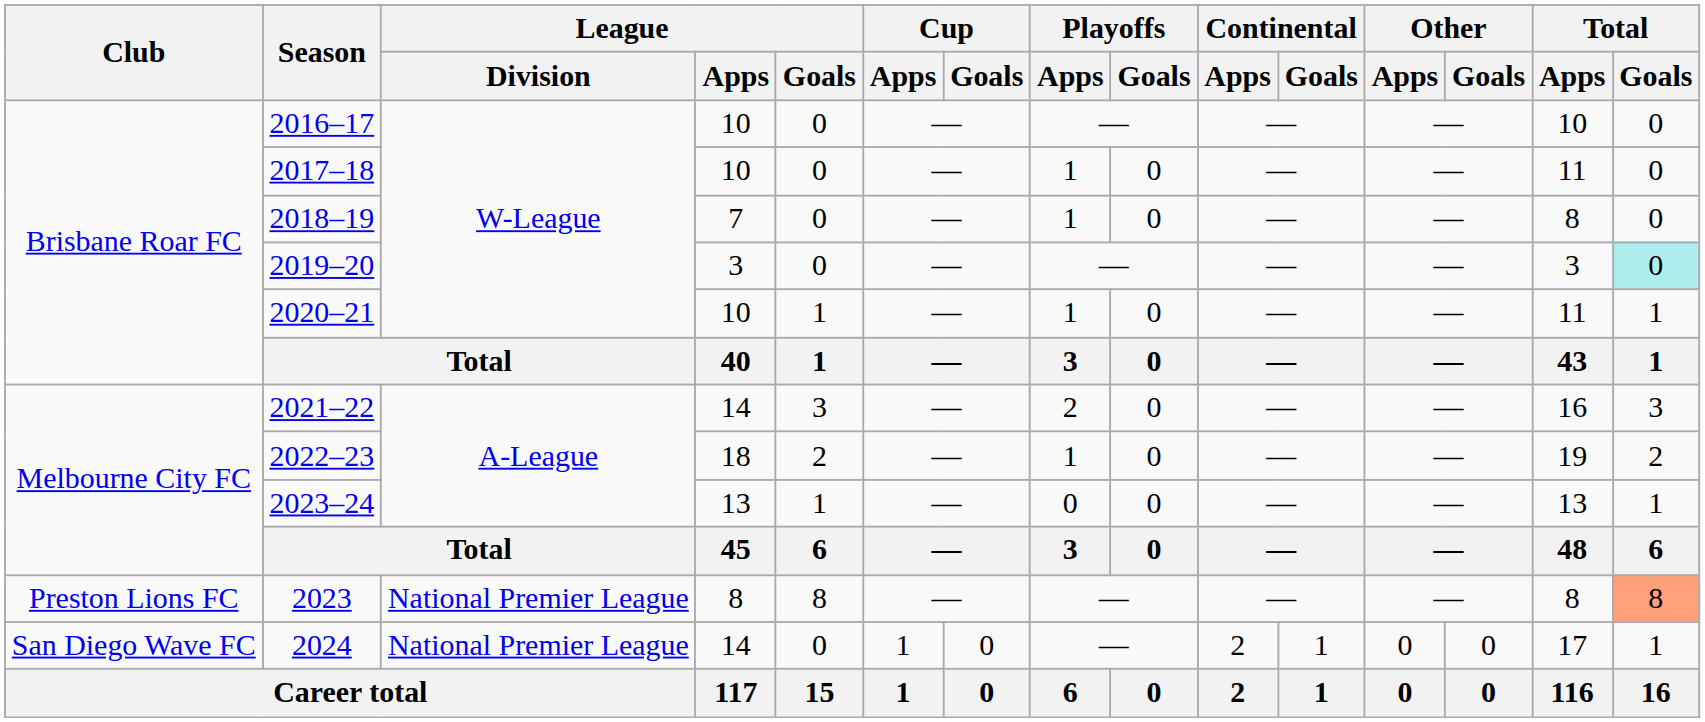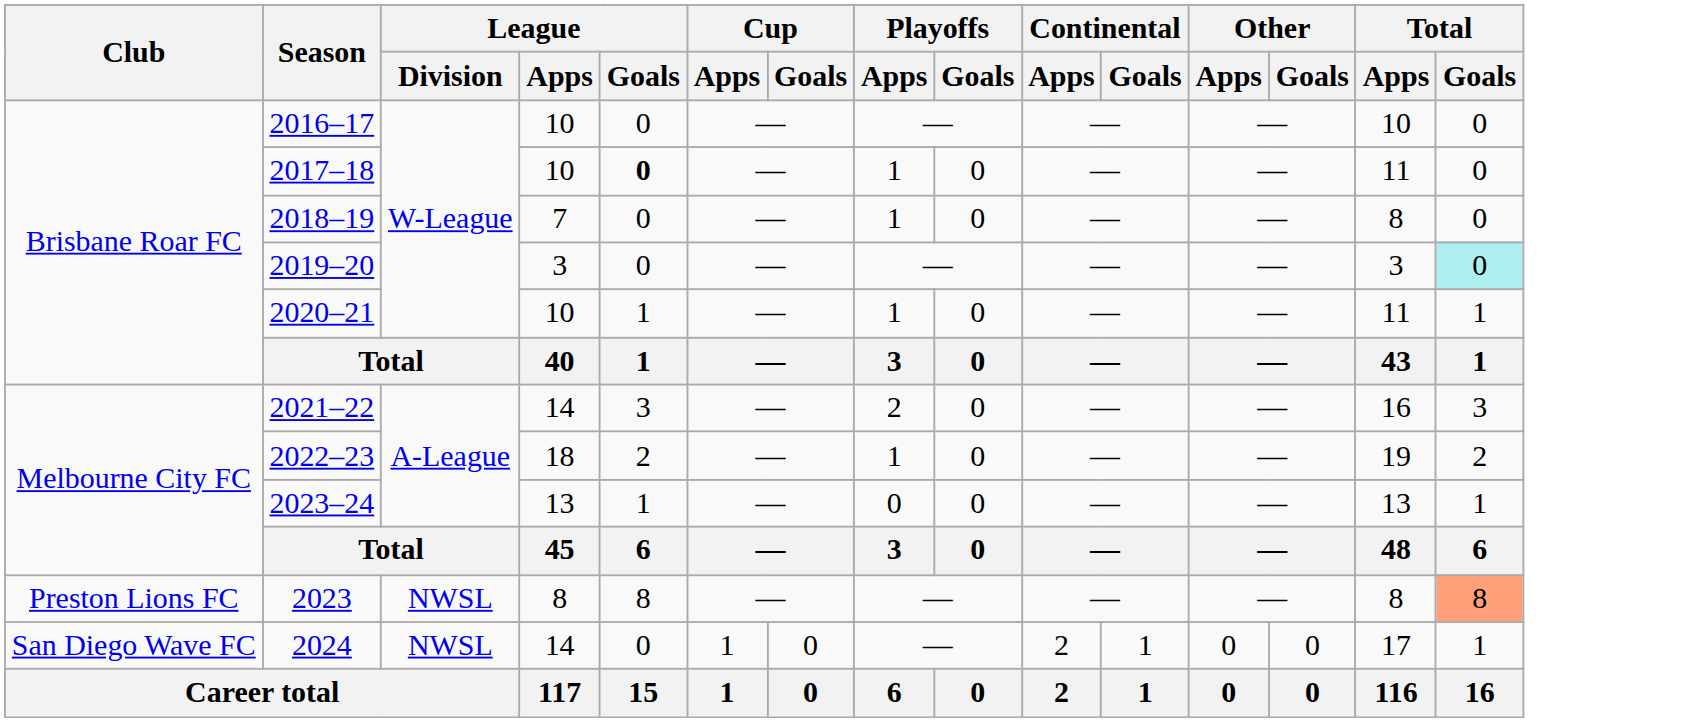(819, 170) normal -> (643, 170) bold
(538, 597) National Premier League -> (450, 597) NWSL
(538, 645) National Premier League -> (450, 645) NWSL
